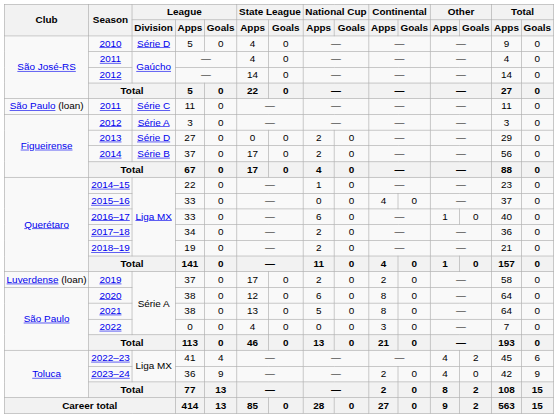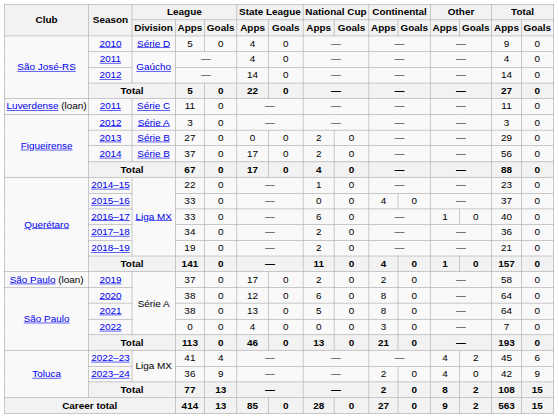(47, 106) São Paulo (loan) -> (47, 106) Luverdense (loan)
(154, 138) Série D -> (154, 138) Série B
(47, 279) Luverdense (loan) -> (47, 279) São Paulo (loan)
